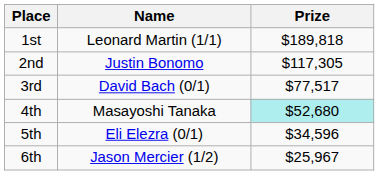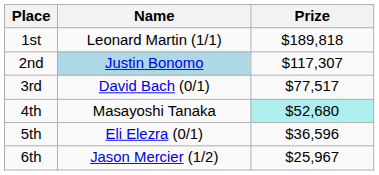(154, 63) no background -> (154, 63) lightblue background
(312, 63) $117,305 -> (312, 63) $117,307
(312, 134) $34,596 -> (312, 134) $36,596
